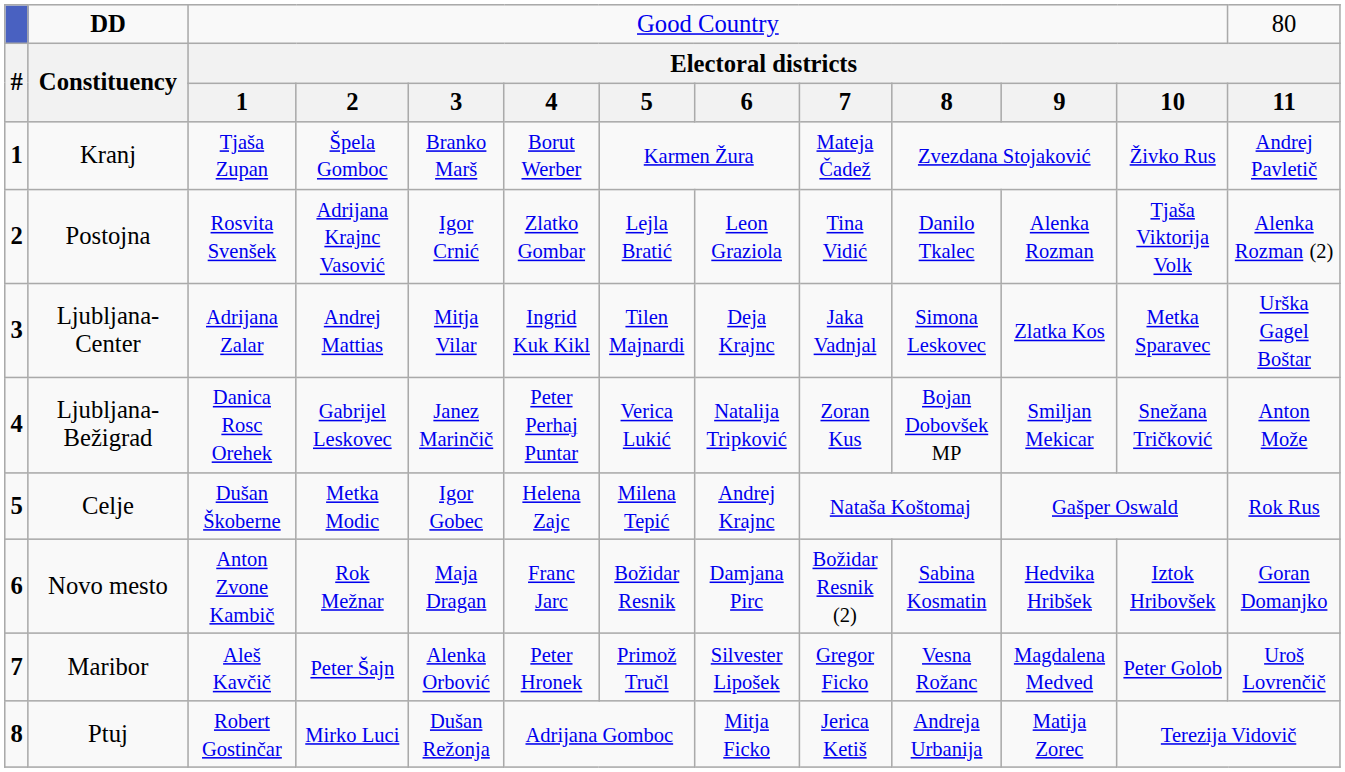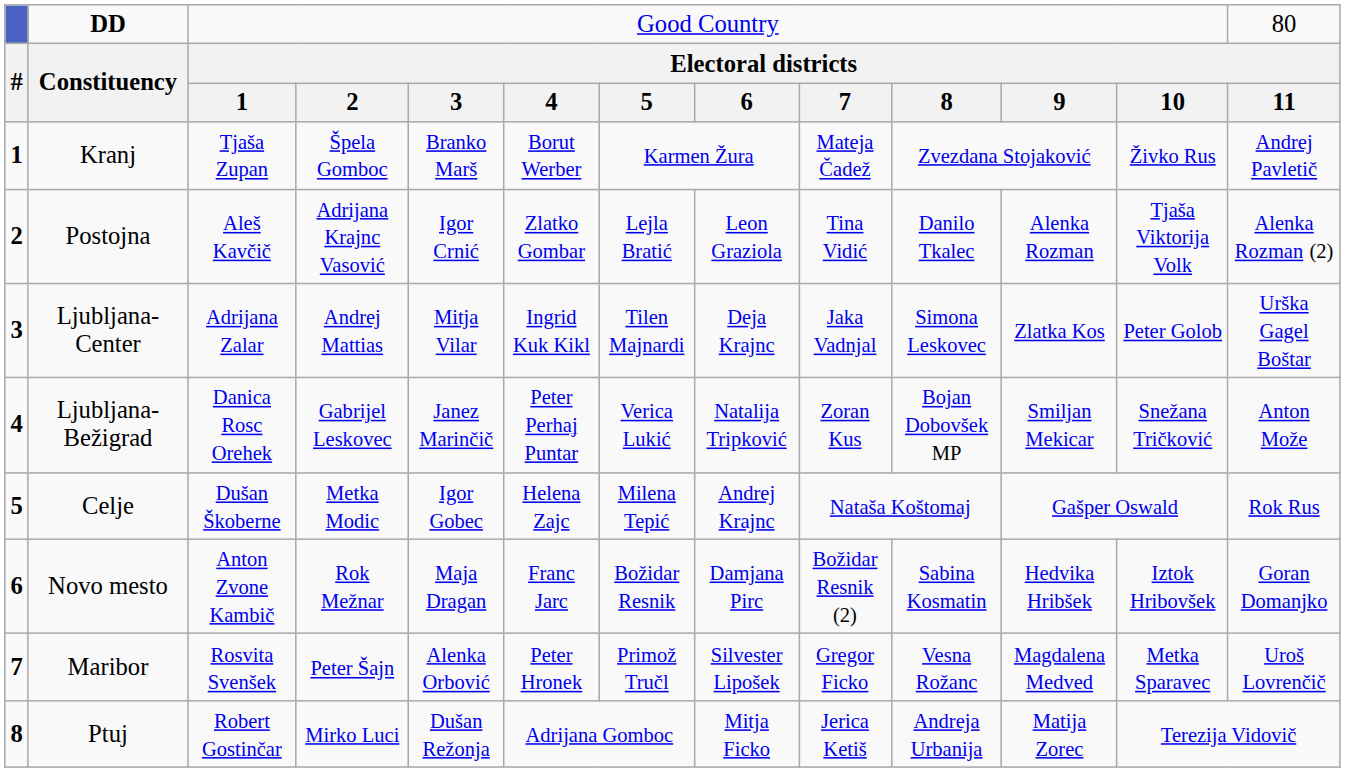(242, 235) Rosvita Svenšek -> (242, 235) Aleš Kavčič
(1173, 330) Metka Sparavec -> (1173, 330) Peter Golob
(242, 666) Aleš Kavčič -> (242, 666) Rosvita Svenšek
(1173, 666) Peter Golob -> (1173, 666) Metka Sparavec
